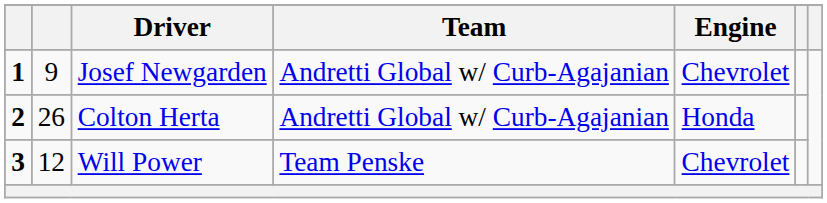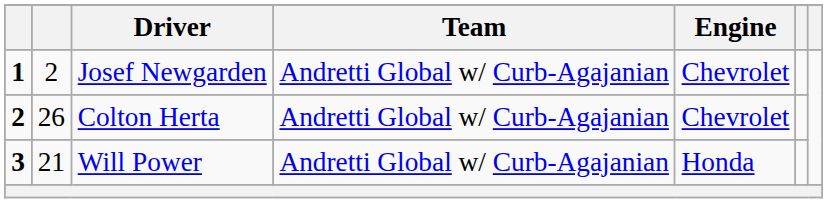(51, 72) 9 -> (51, 72) 2
(718, 117) Honda -> (736, 117) Chevrolet
(51, 162) 12 -> (51, 162) 21
(352, 162) Team Penske -> (474, 162) Andretti Global w/ Curb-Agajanian
(736, 162) Chevrolet -> (718, 162) Honda
